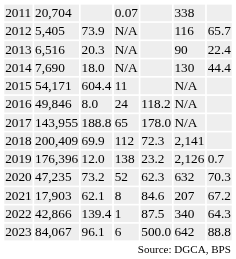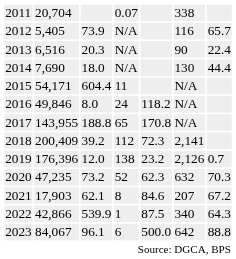(156, 122) 178.0 -> (156, 122) 170.8
(93, 140) 69.9 -> (93, 140) 39.2
(96, 213) 139.4 -> (96, 213) 539.9
